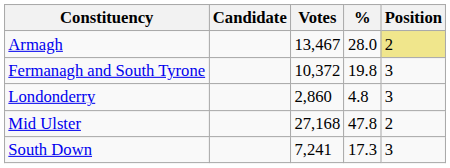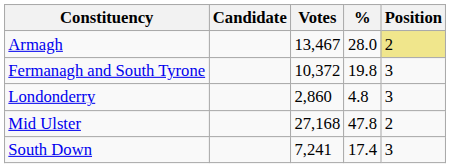(362, 149) 17.3 -> (362, 149) 17.4
